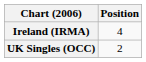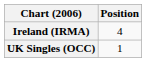(120, 48) 2 -> (120, 48) 1
